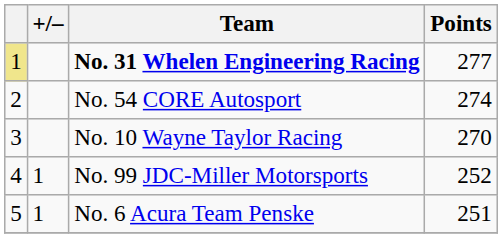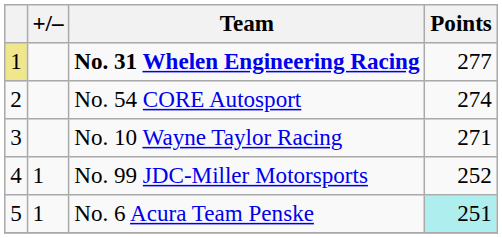(475, 138) 270 -> (475, 138) 271
(475, 214) no background -> (475, 214) paleturquoise background
